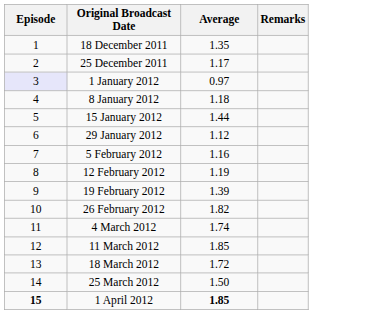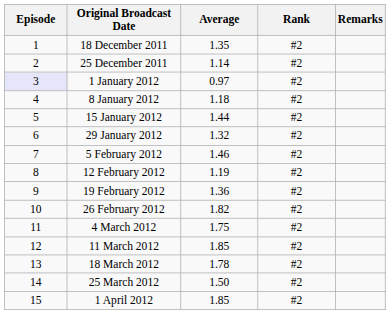+ column: (297, 20)
(219, 63) 1.17 -> (219, 63) 1.14
(219, 136) 1.12 -> (219, 136) 1.32
(219, 154) 1.16 -> (219, 154) 1.46
(219, 191) 1.39 -> (219, 191) 1.36
(219, 227) 1.74 -> (219, 227) 1.75
(219, 264) 1.72 -> (219, 264) 1.78
(36, 300) bold -> (36, 300) normal
(219, 300) bold -> (219, 300) normal
